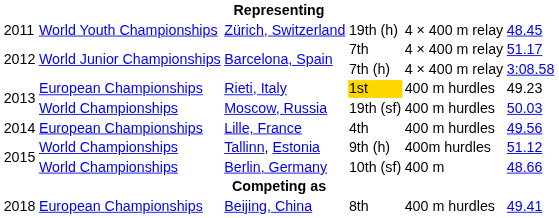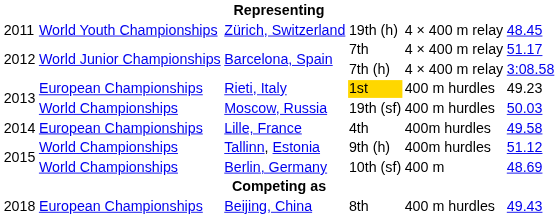(450, 128) 400 m hurdles -> (448, 128) 400m hurdles
(525, 128) 49.56 -> (525, 128) 49.58
(525, 167) 48.66 -> (525, 167) 48.69
(525, 206) 49.41 -> (525, 206) 49.43
